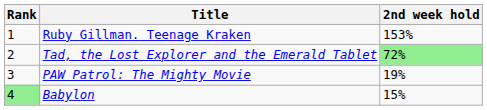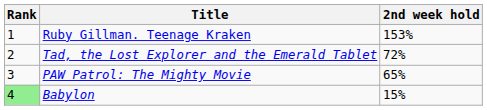(394, 55) lightgreen background -> (394, 55) no background
(394, 75) 19% -> (394, 75) 65%
